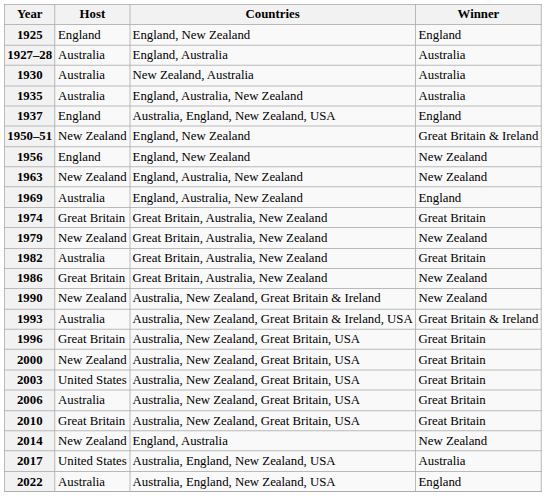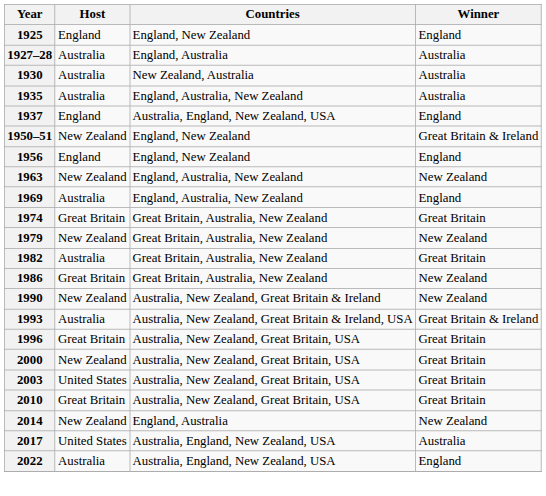(453, 156) New Zealand -> (440, 156) England
- row: (30, 400)
